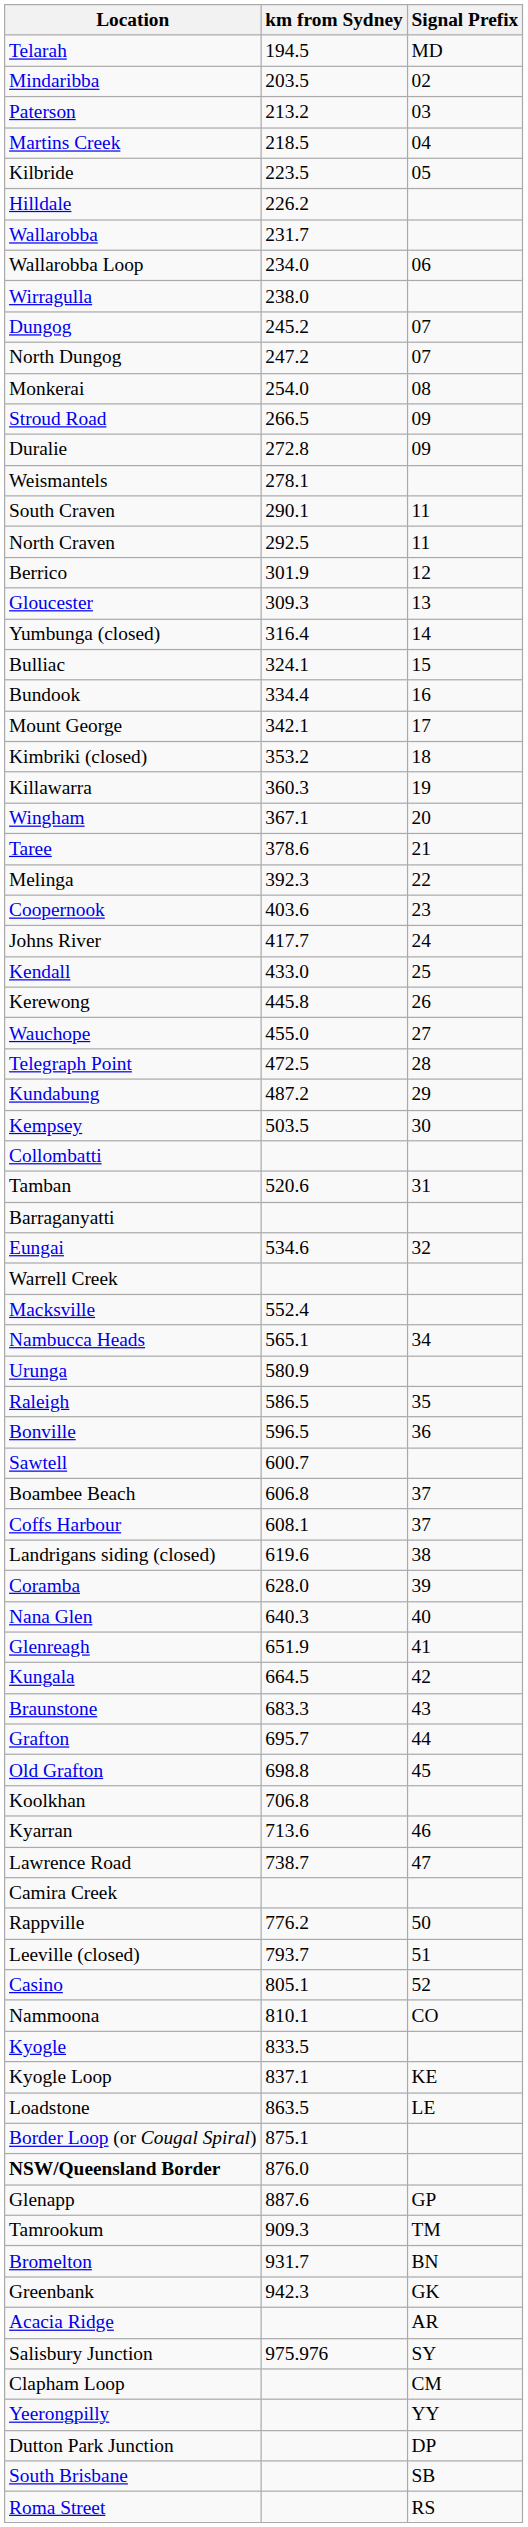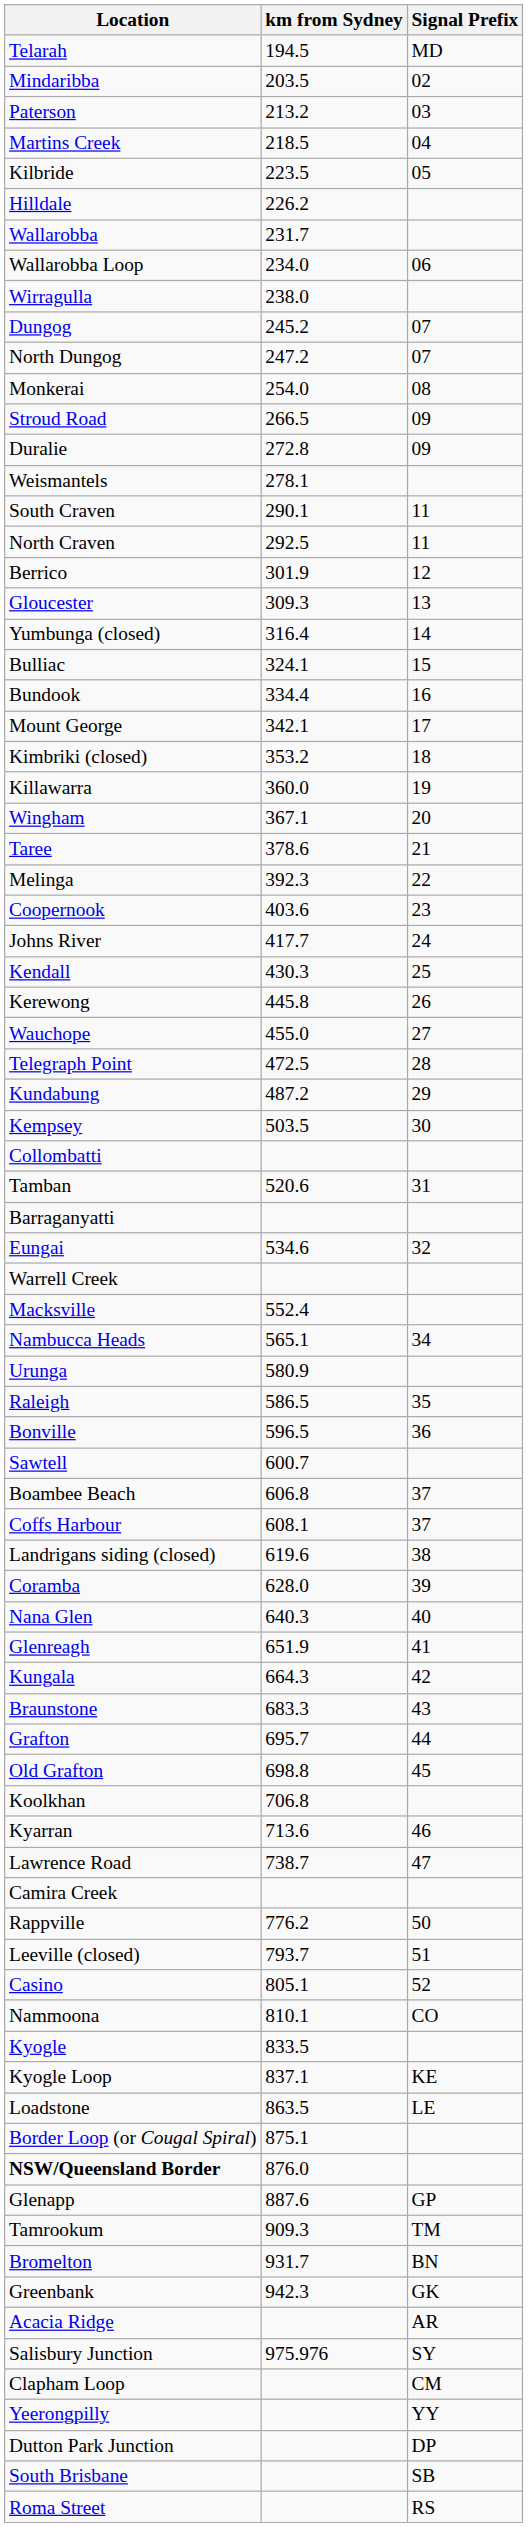(287, 787) 360.3 -> (287, 787) 360.0
(287, 971) 433.0 -> (287, 971) 430.3
(287, 1677) 664.5 -> (287, 1677) 664.3
